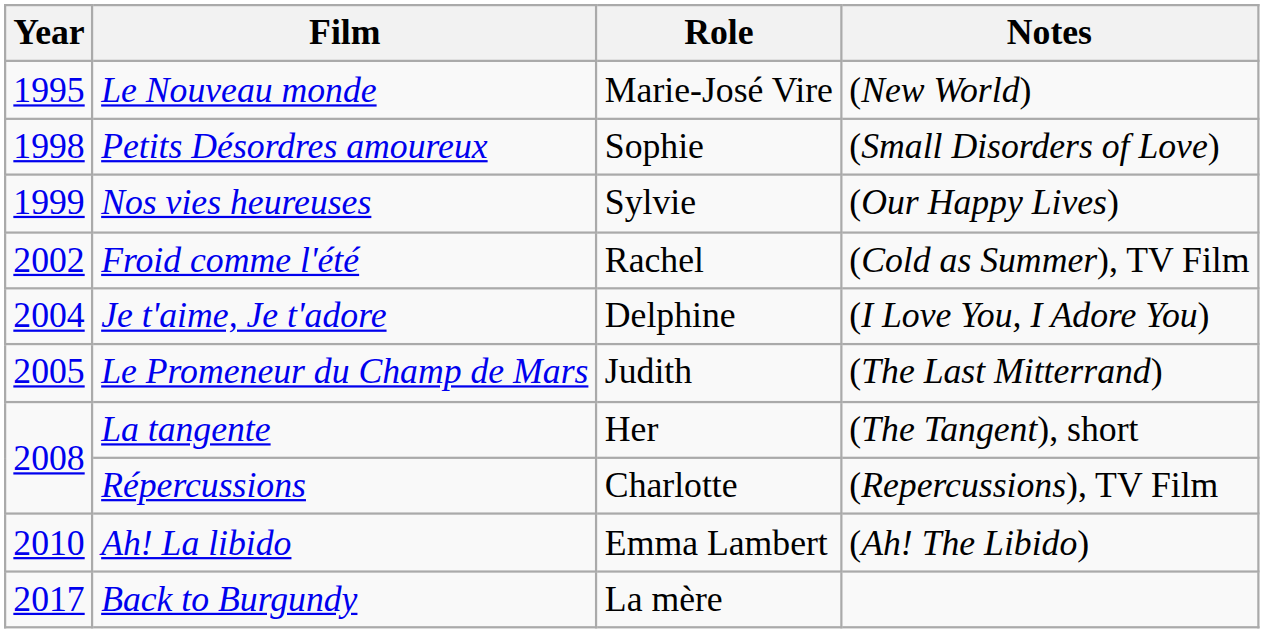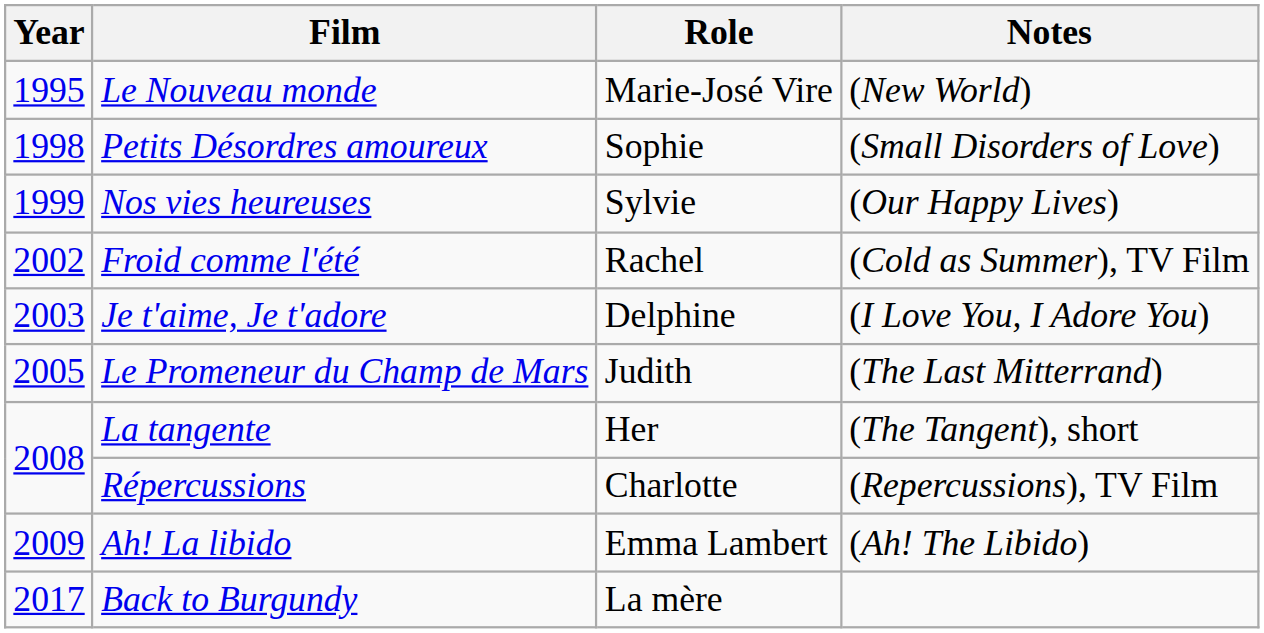(49, 315) 2004 -> (49, 315) 2003
(49, 542) 2010 -> (49, 542) 2009
